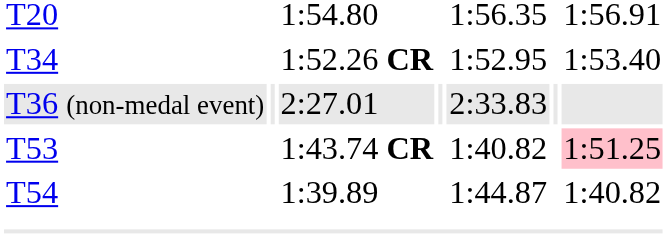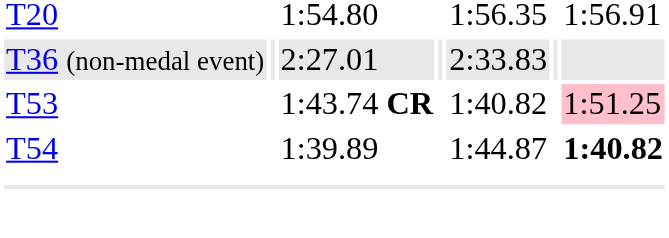- row: (32, 59)
(612, 192) normal -> (613, 148) bold
